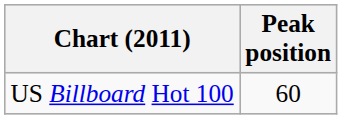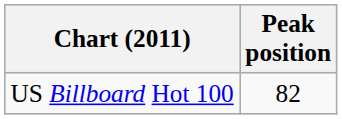(288, 93) 60 -> (288, 93) 82
